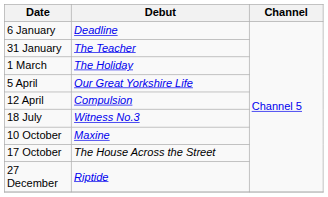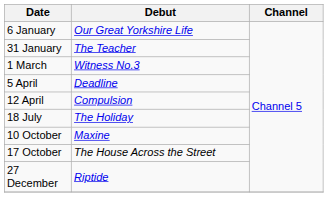(96, 30) Deadline -> (133, 30) Our Great Yorkshire Life
(104, 65) The Holiday -> (107, 65) Witness No.3
(133, 83) Our Great Yorkshire Life -> (96, 83) Deadline
(107, 118) Witness No.3 -> (104, 118) The Holiday
